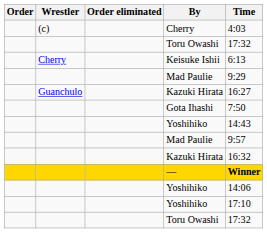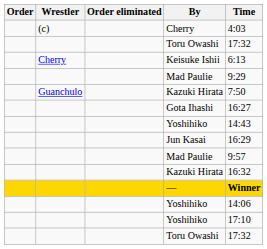(239, 92) 16:27 -> (237, 92) 7:50
(237, 108) 7:50 -> (239, 108) 16:27
+ row: (60, 140)
